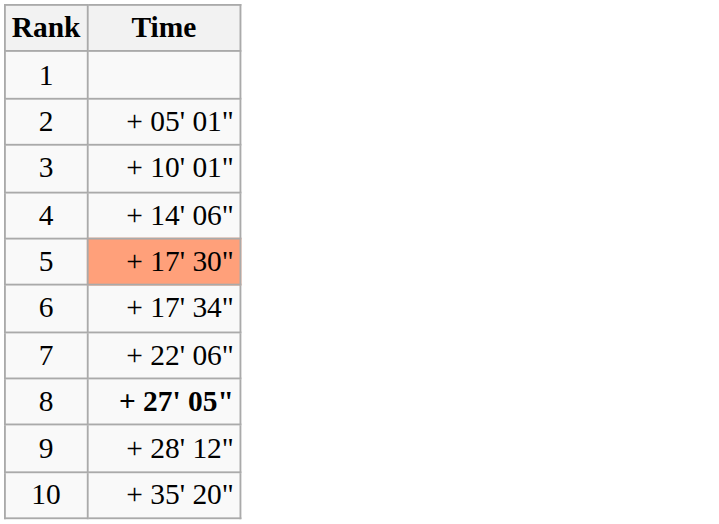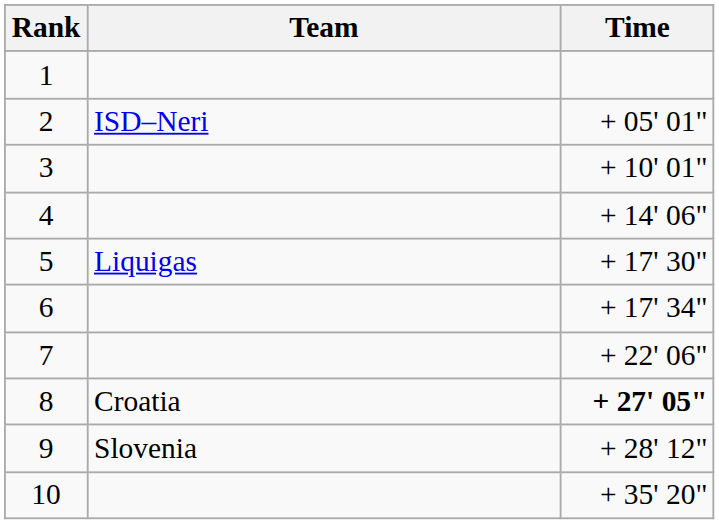+ column: (324, 27)
(180, 261) lightsalmon background -> (654, 261) no background
